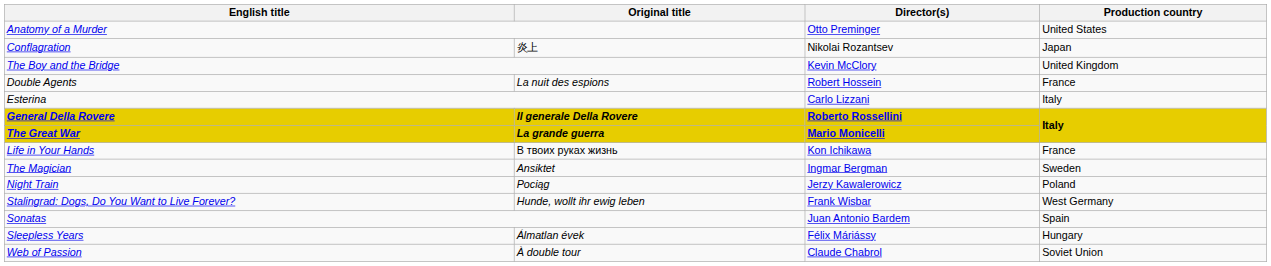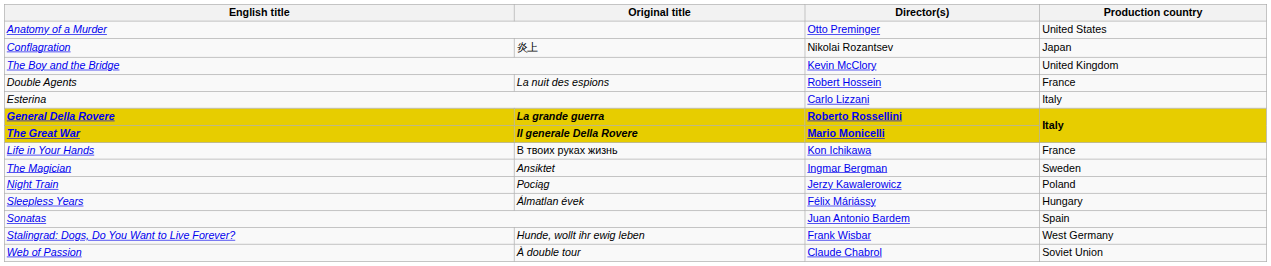(577, 117) Il generale Della Rovere -> (560, 117) La grande guerra
(560, 134) La grande guerra -> (577, 134) Il generale Della Rovere
rows swapped: (45, 236) <-> (121, 202)
